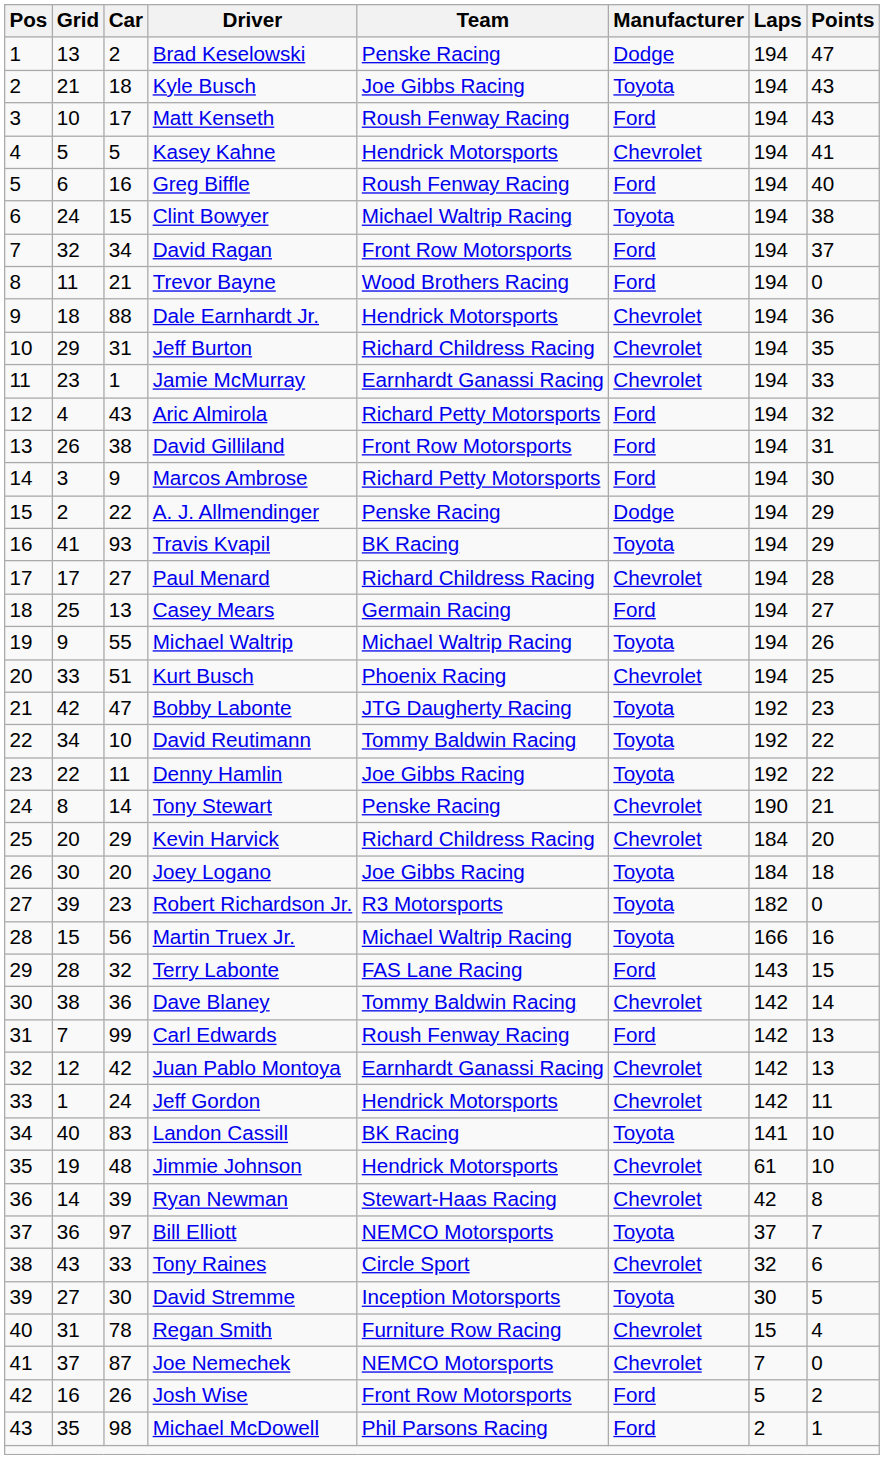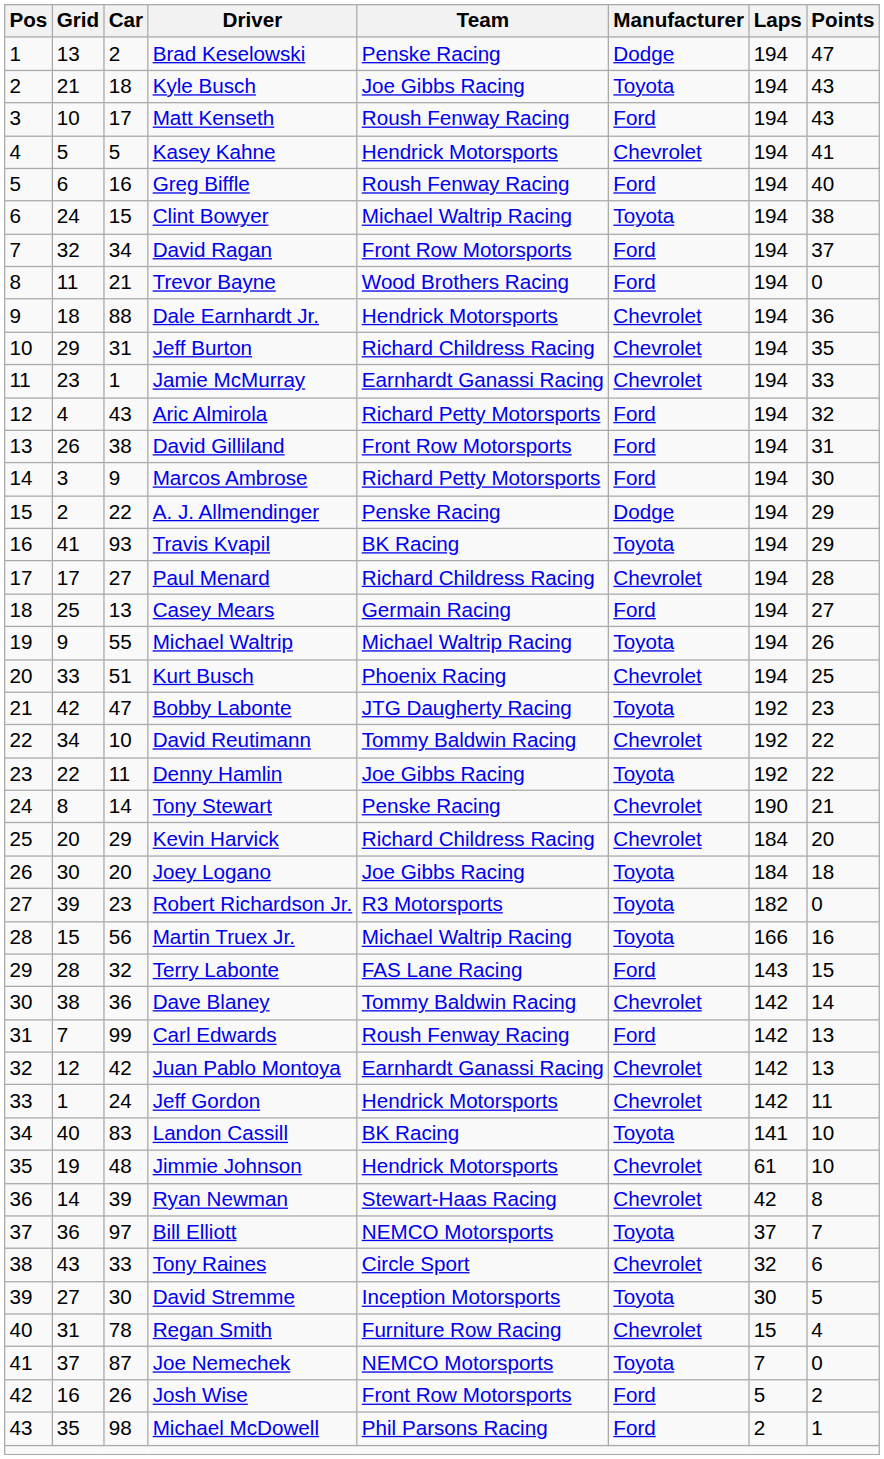(644, 741) Toyota -> (658, 741) Chevrolet
(658, 1362) Chevrolet -> (644, 1362) Toyota
